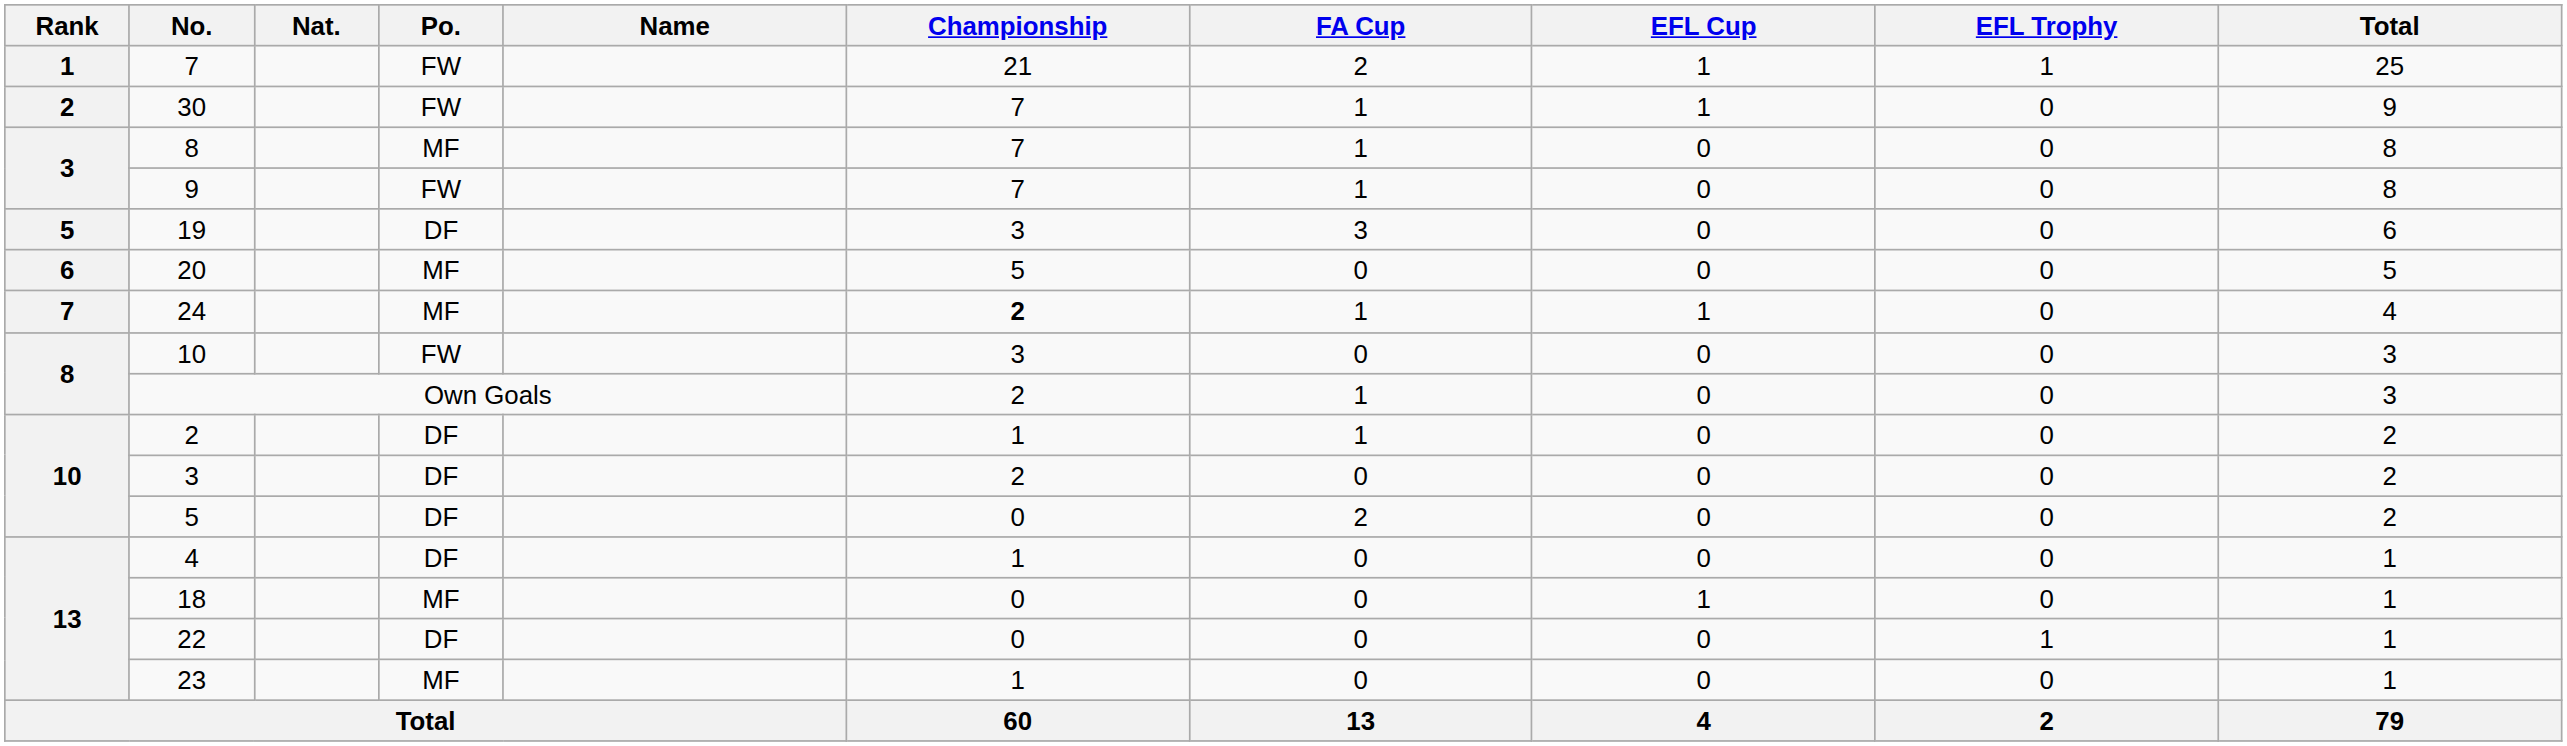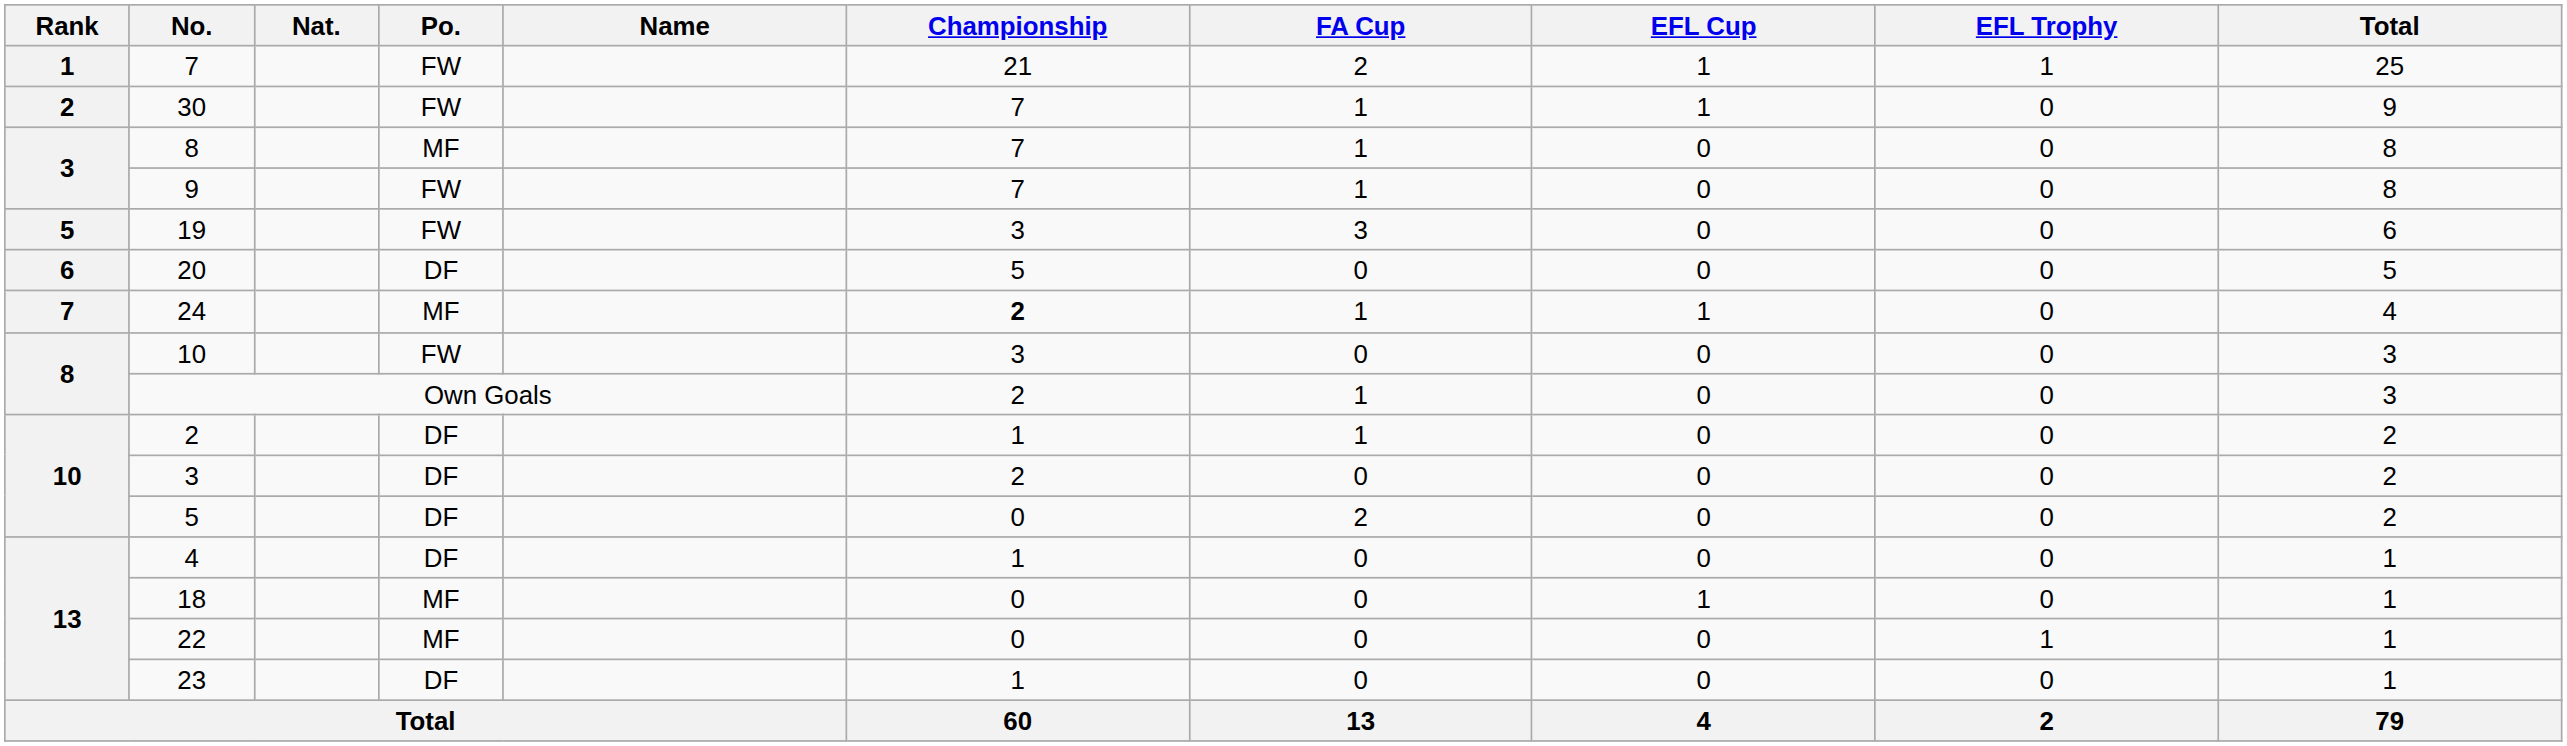(441, 230) DF -> (441, 230) FW
(441, 271) MF -> (441, 271) DF
(441, 639) DF -> (441, 639) MF
(441, 680) MF -> (441, 680) DF
